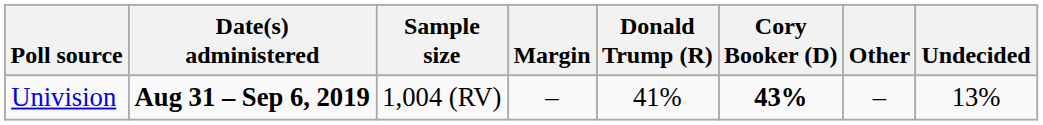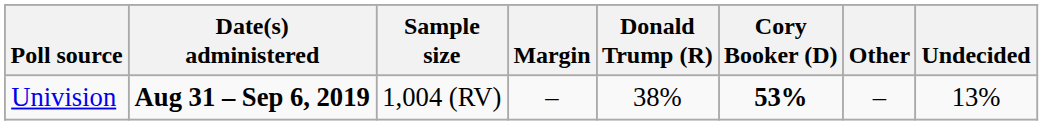(657, 97) 41% -> (657, 97) 38%
(781, 97) 43% -> (781, 97) 53%
